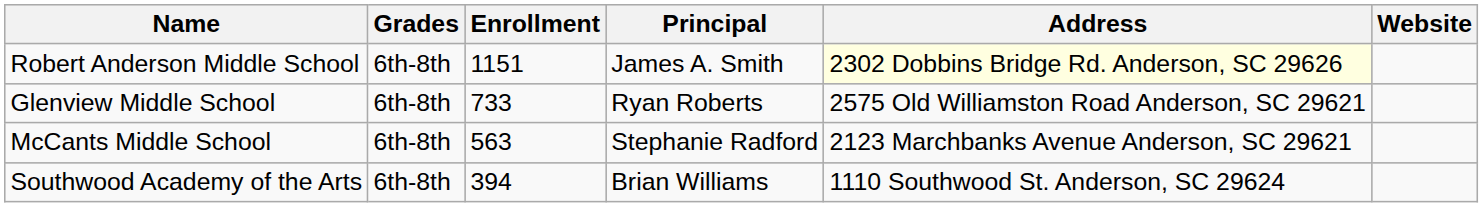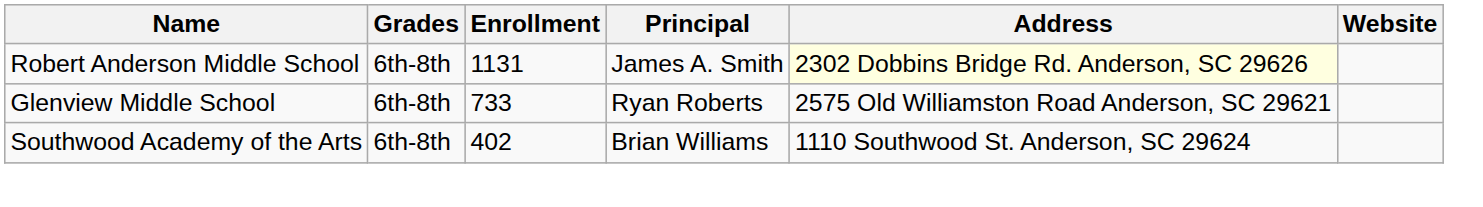(497, 63) 1151 -> (497, 63) 1131
- row: (141, 142)
(491, 181) 394 -> (491, 142) 402
